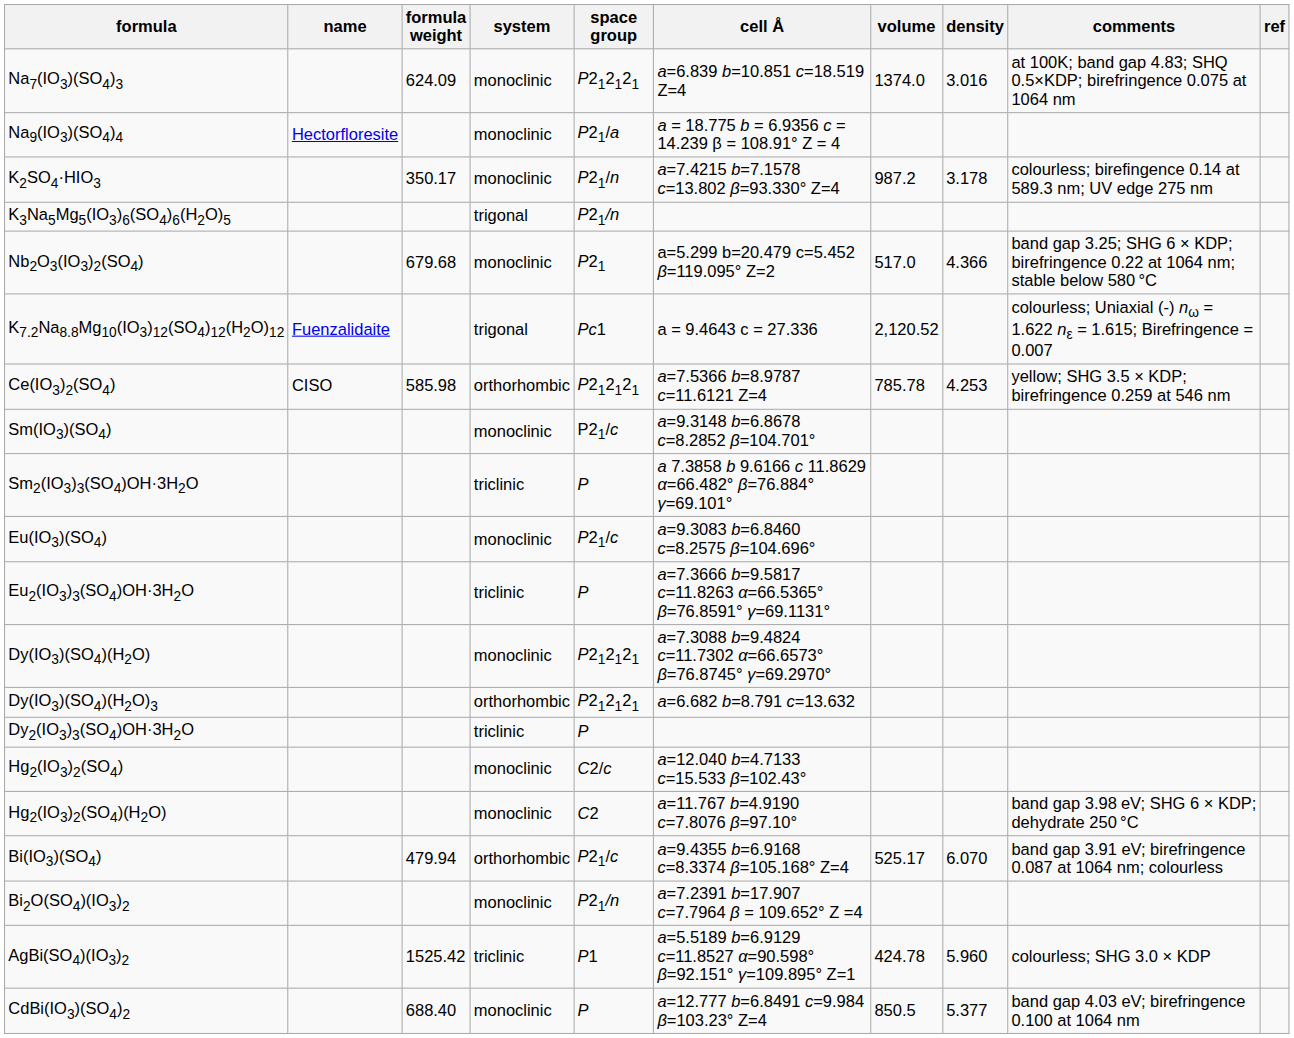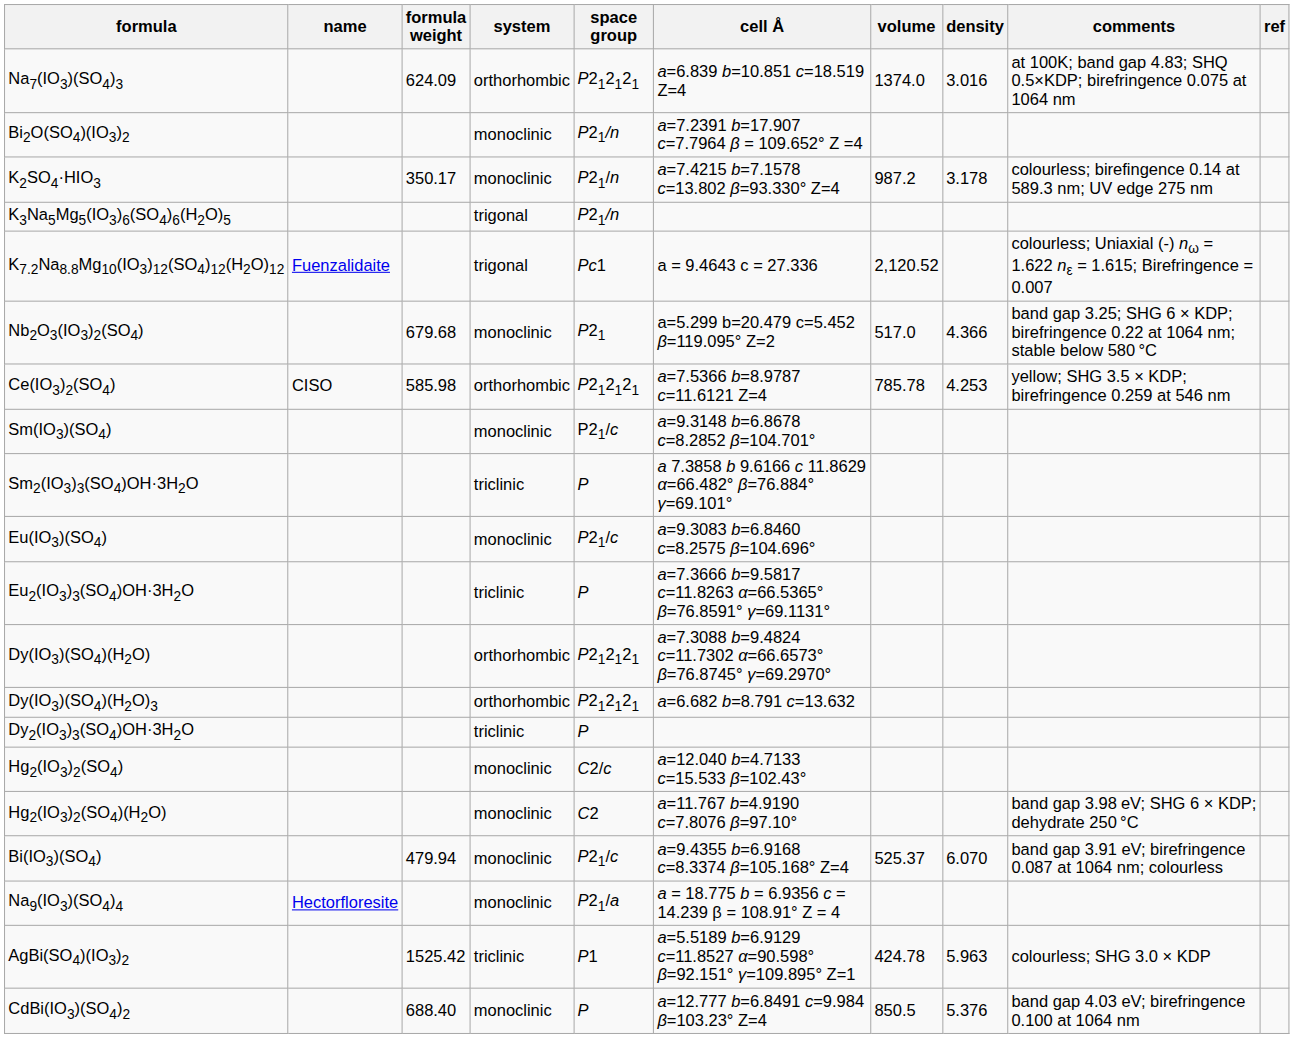(513, 80) monoclinic -> (522, 80) orthorhombic
rows swapped: (66, 135) <-> (69, 903)
rows swapped: (146, 329) <-> (76, 263)
(513, 656) monoclinic -> (522, 656) orthorhombic
(522, 858) orthorhombic -> (513, 858) monoclinic
(900, 858) 525.17 -> (900, 858) 525.37
(967, 956) 5.960 -> (967, 956) 5.963
(967, 1010) 5.377 -> (967, 1010) 5.376
